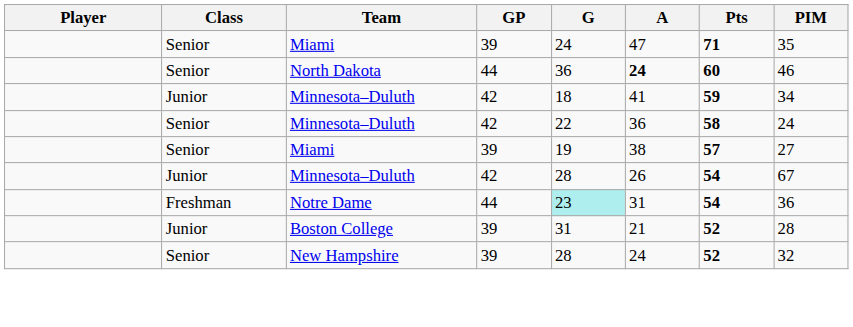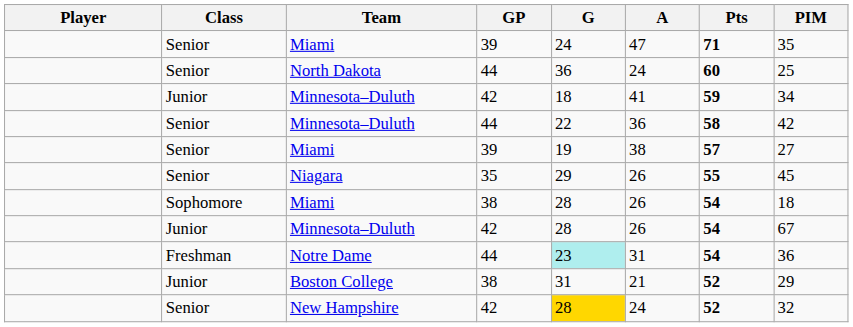(637, 70) bold -> (637, 70) normal
(786, 70) 46 -> (786, 70) 25
(489, 123) 42 -> (489, 123) 44
(786, 123) 24 -> (786, 123) 42
+ row: (188, 176)
+ row: (204, 202)
(489, 228) 39 -> (489, 281) 38
(786, 228) 28 -> (786, 281) 29
(489, 255) 39 -> (489, 307) 42
(563, 255) no background -> (563, 307) gold background
